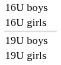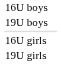rows swapped: (26, 22) <-> (26, 40)
